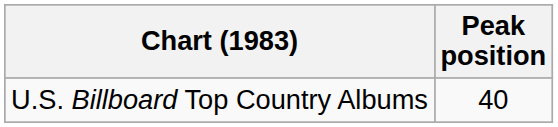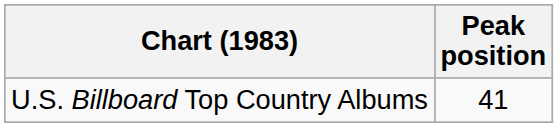(493, 99) 40 -> (493, 99) 41
